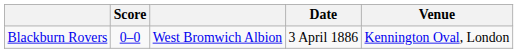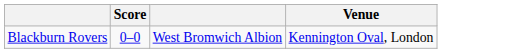- column: (323, 15)
